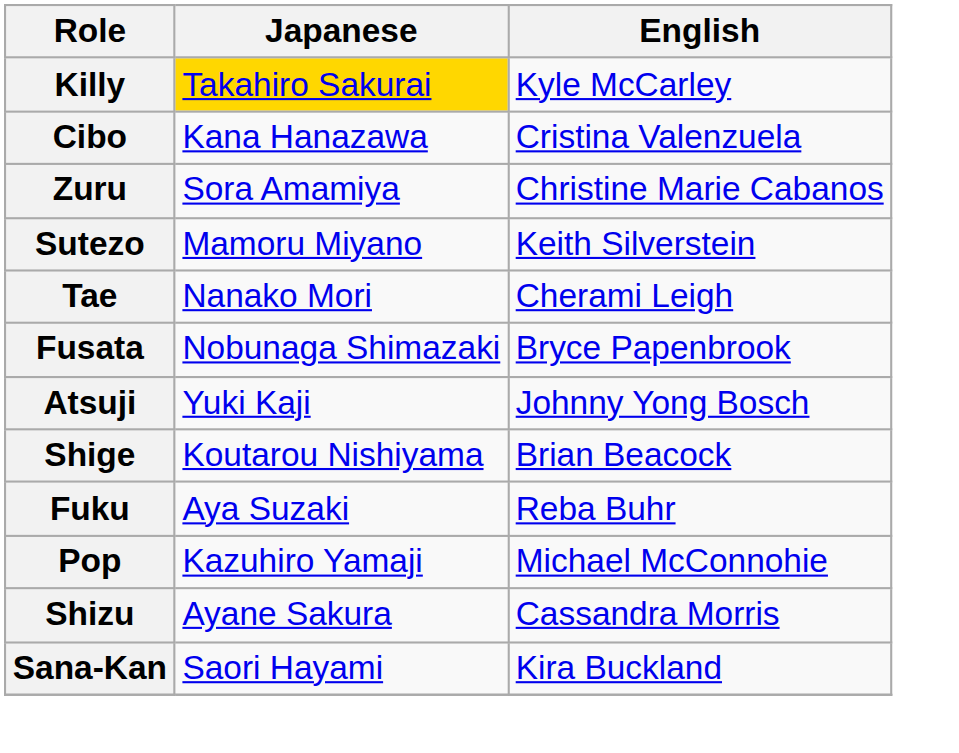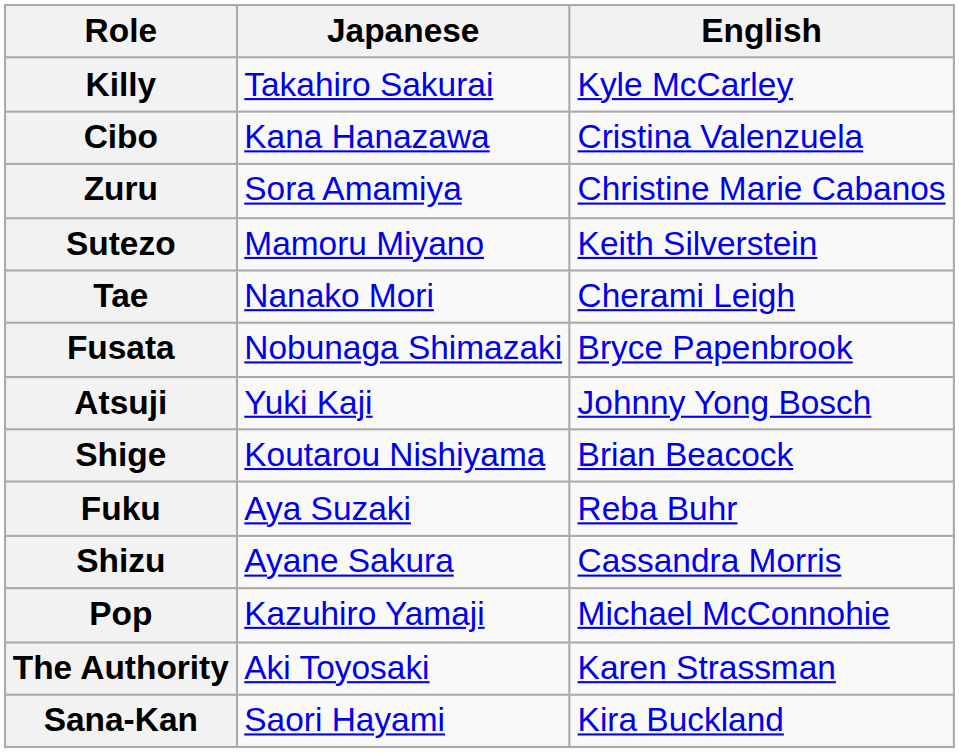(307, 84) gold background -> (369, 84) no background
rows swapped: (90, 561) <-> (90, 614)
+ row: (121, 667)
